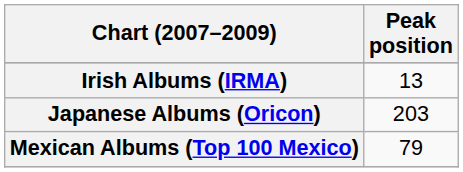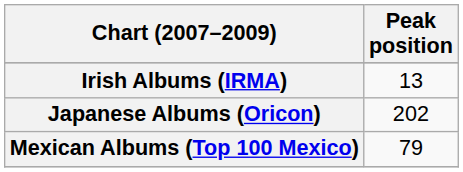(411, 114) 203 -> (411, 114) 202
